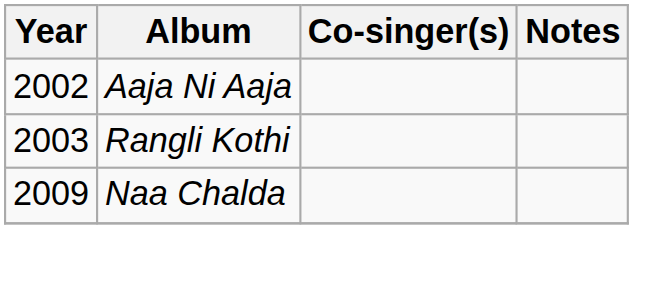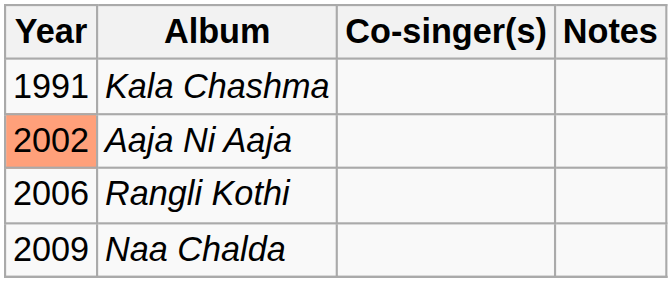+ row: (217, 85)
(51, 85) no background -> (51, 140) lightsalmon background
(51, 140) 2003 -> (51, 194) 2006
